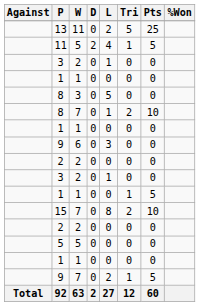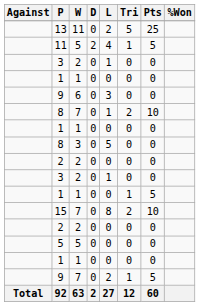rows swapped: (61, 145) <-> (61, 95)
